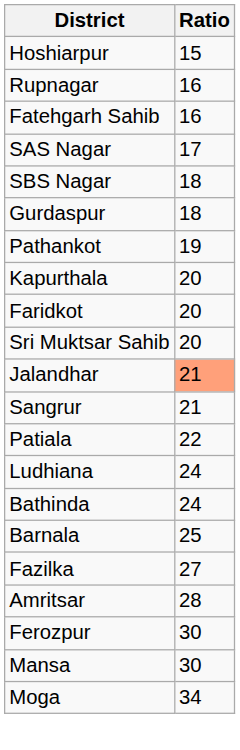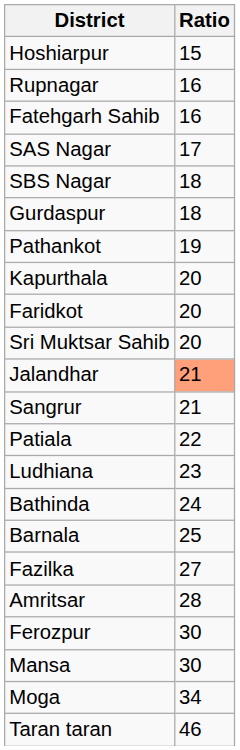(190, 471) 24 -> (190, 471) 23
+ row: (61, 729)
